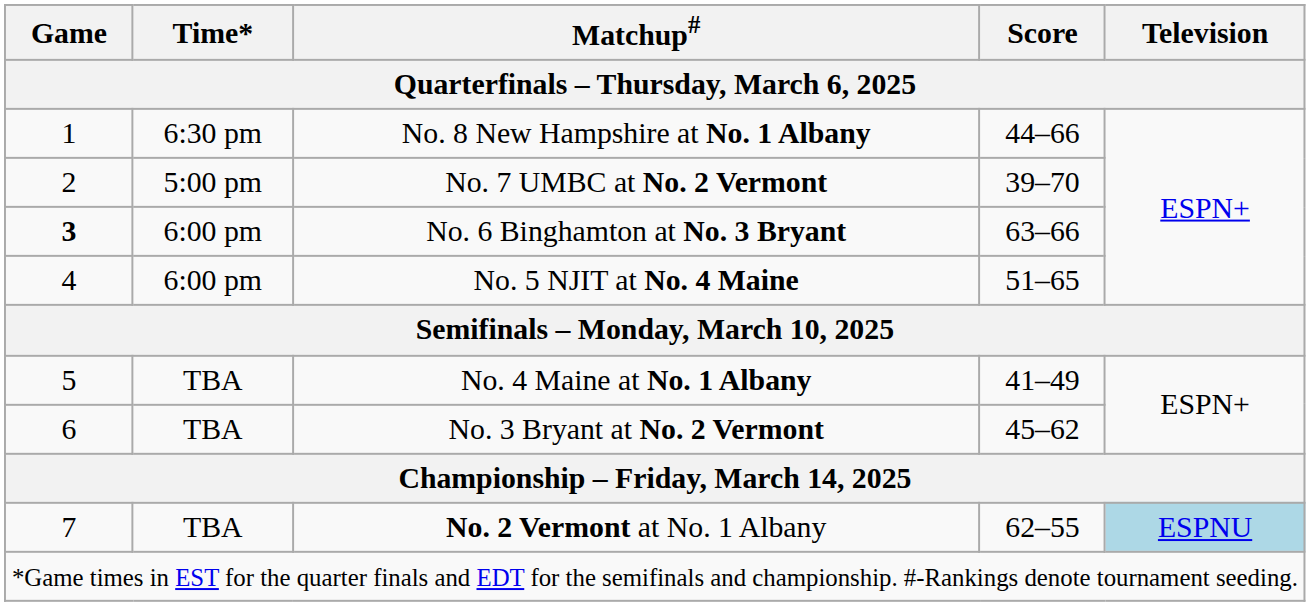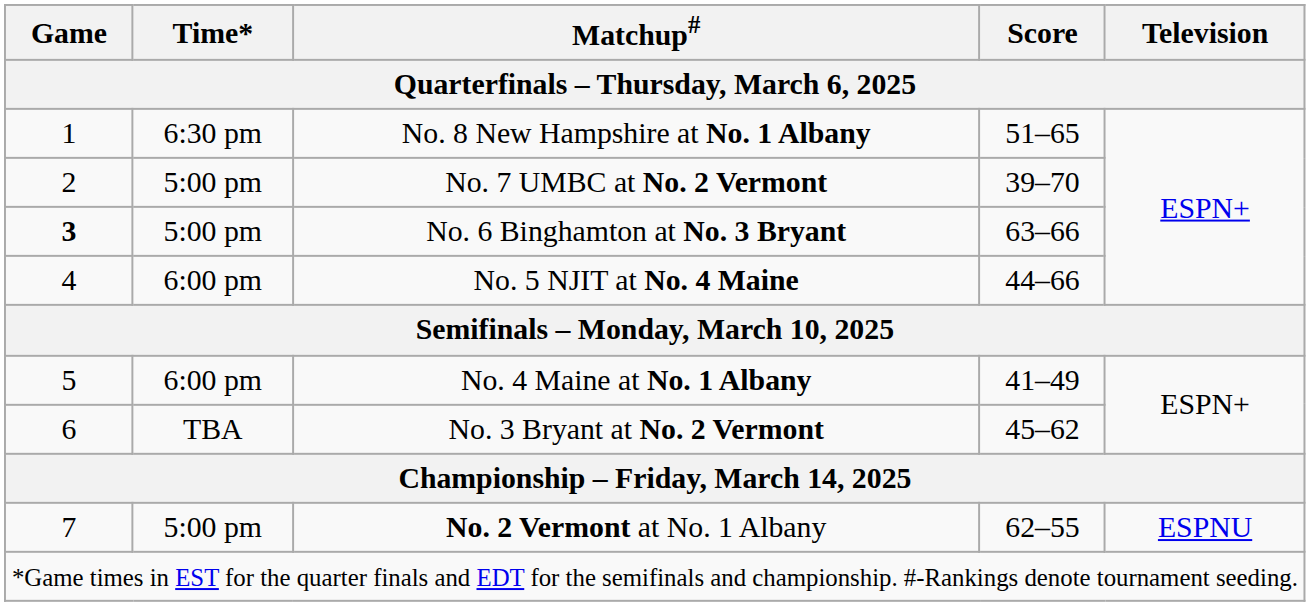(1043, 133) 44–66 -> (1043, 133) 51–65
(213, 231) 6:00 pm -> (213, 231) 5:00 pm
(1043, 280) 51–65 -> (1043, 280) 44–66
(213, 379) TBA -> (213, 379) 6:00 pm
(213, 526) TBA -> (213, 526) 5:00 pm
(1205, 526) lightblue background -> (1205, 526) no background
